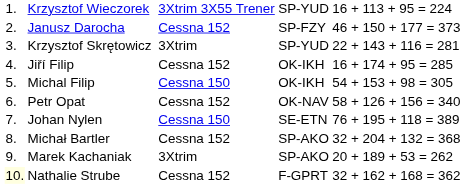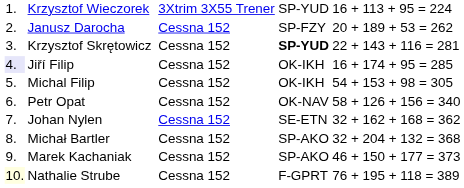(396, 27) 46 + 150 + 177 = 373 -> (393, 27) 20 + 189 + 53 = 262
(178, 46) 3Xtrim -> (194, 46) Cessna 152
(304, 46) normal -> (304, 46) bold
(11, 64) no background -> (11, 64) lavender background
(194, 83) Cessna 150 -> (194, 83) Cessna 152
(194, 120) Cessna 150 -> (194, 120) Cessna 152
(396, 120) 76 + 195 + 118 = 389 -> (396, 120) 32 + 162 + 168 = 362
(178, 156) 3Xtrim -> (194, 156) Cessna 152
(393, 156) 20 + 189 + 53 = 262 -> (396, 156) 46 + 150 + 177 = 373
(396, 175) 32 + 162 + 168 = 362 -> (396, 175) 76 + 195 + 118 = 389
